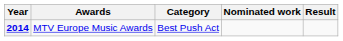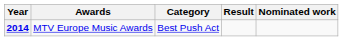columns swapped: (262, 12) <-> (321, 12)
